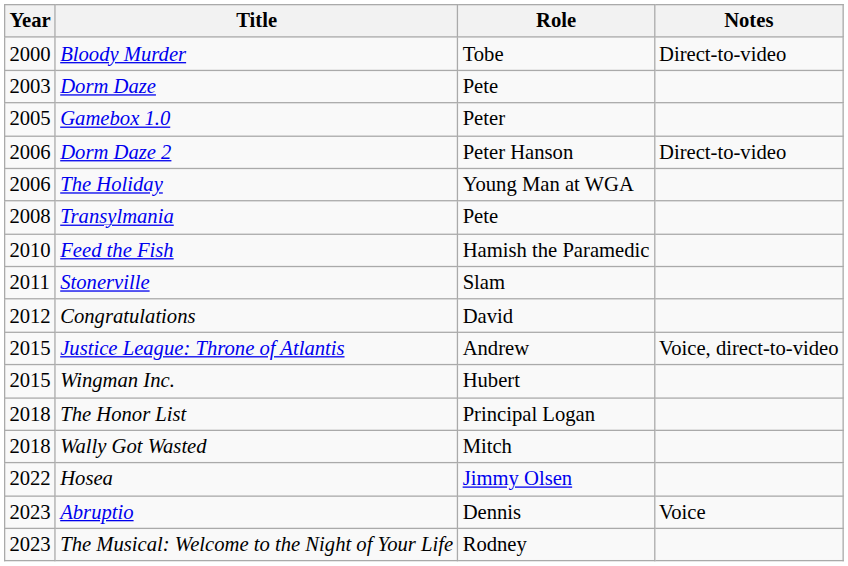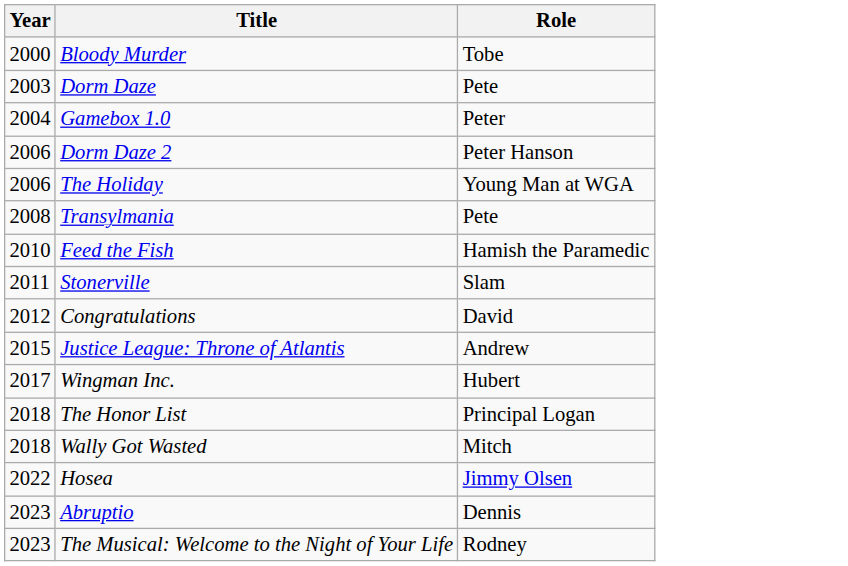- column: (749, 20)
(30, 119) 2005 -> (30, 119) 2004
(30, 380) 2015 -> (30, 380) 2017
